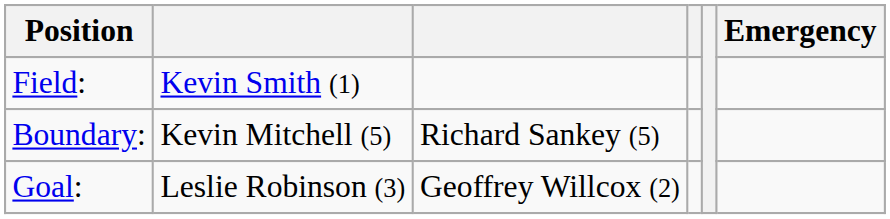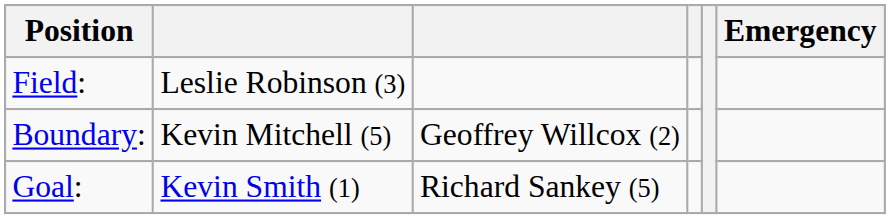(260, 82) Kevin Smith (1) -> (283, 82) Leslie Robinson (3)
(540, 135) Richard Sankey (5) -> (550, 135) Geoffrey Willcox (2)
(283, 187) Leslie Robinson (3) -> (260, 187) Kevin Smith (1)
(550, 187) Geoffrey Willcox (2) -> (540, 187) Richard Sankey (5)
